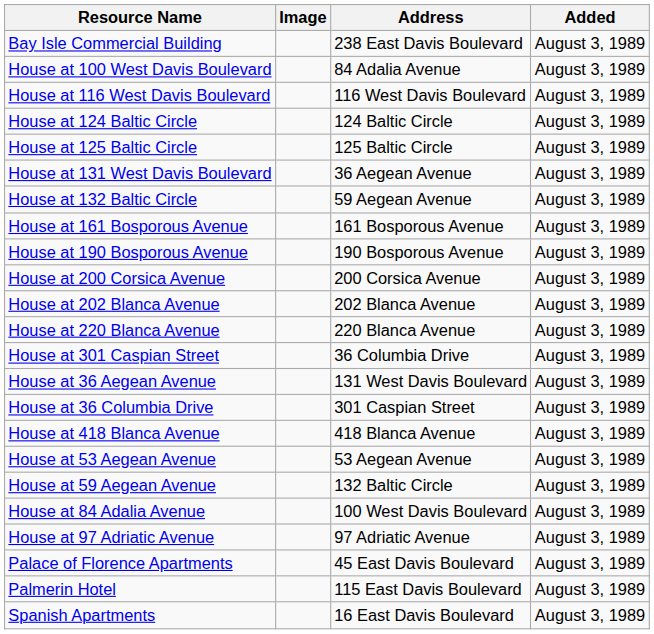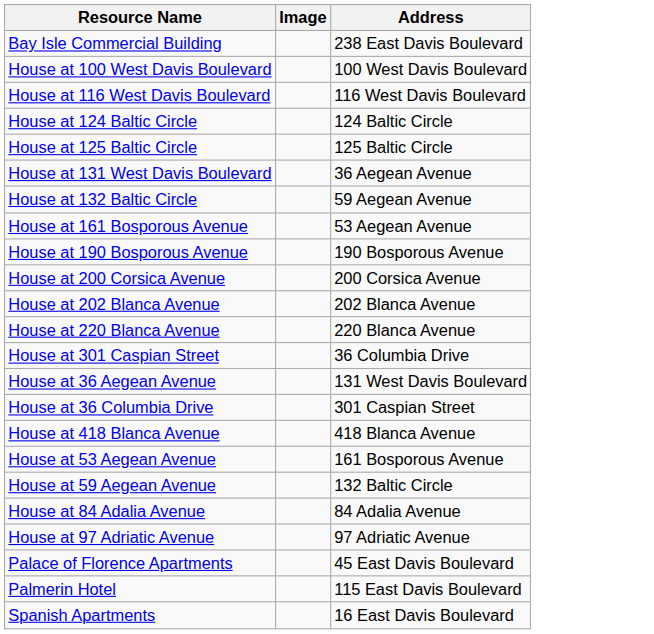- column: (590, 18)
(397, 70) 84 Adalia Avenue -> (431, 70) 100 West Davis Boulevard
(419, 226) 161 Bosporous Avenue -> (403, 226) 53 Aegean Avenue
(403, 460) 53 Aegean Avenue -> (419, 460) 161 Bosporous Avenue
(431, 511) 100 West Davis Boulevard -> (397, 511) 84 Adalia Avenue
